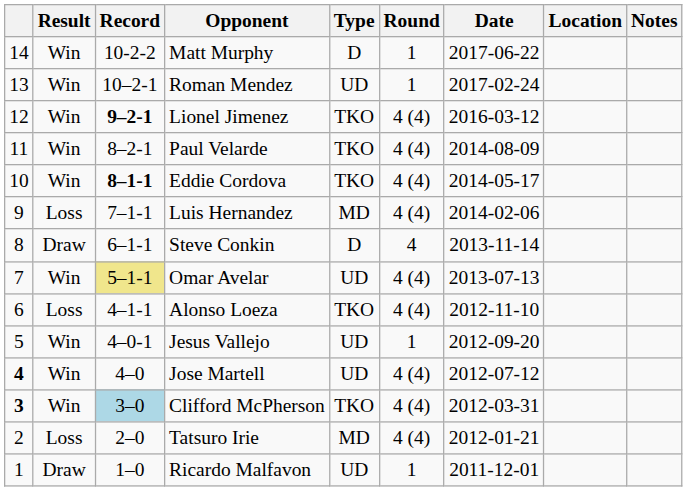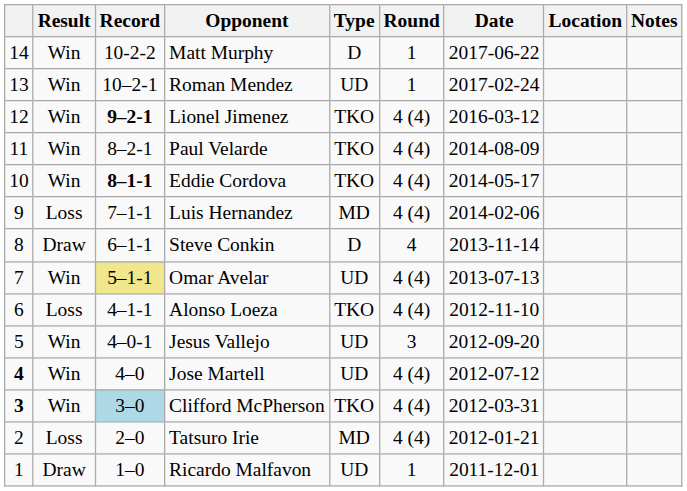(412, 341) 1 -> (412, 341) 3
